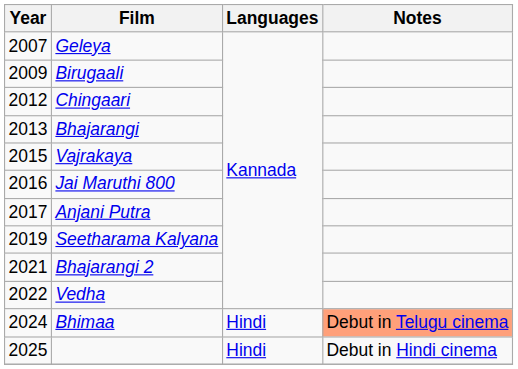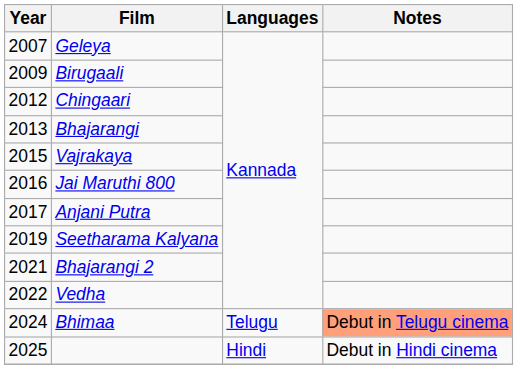(246, 322) Hindi -> (252, 322) Telugu
